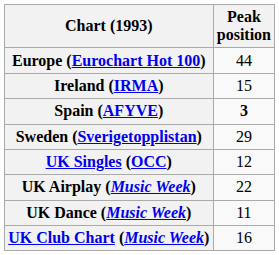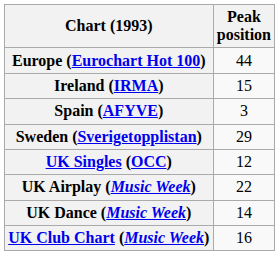(244, 111) bold -> (244, 111) normal
(244, 212) 11 -> (244, 212) 14
